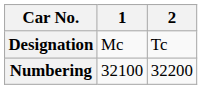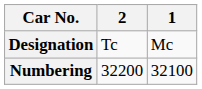columns swapped: (122, 17) <-> (172, 17)
